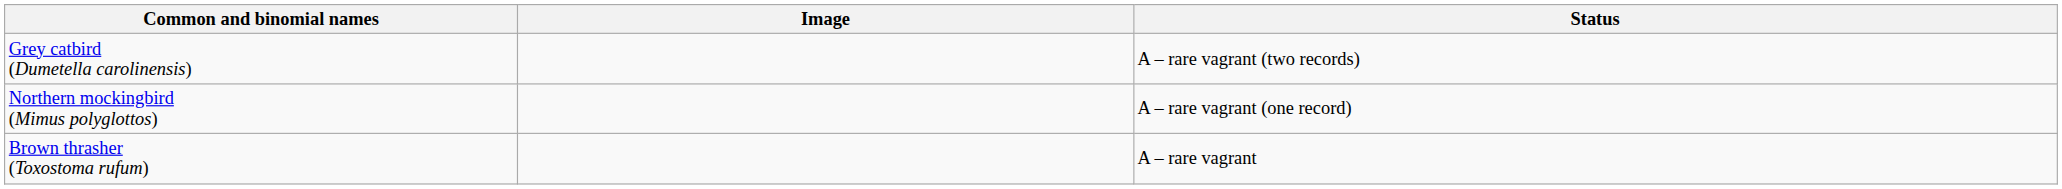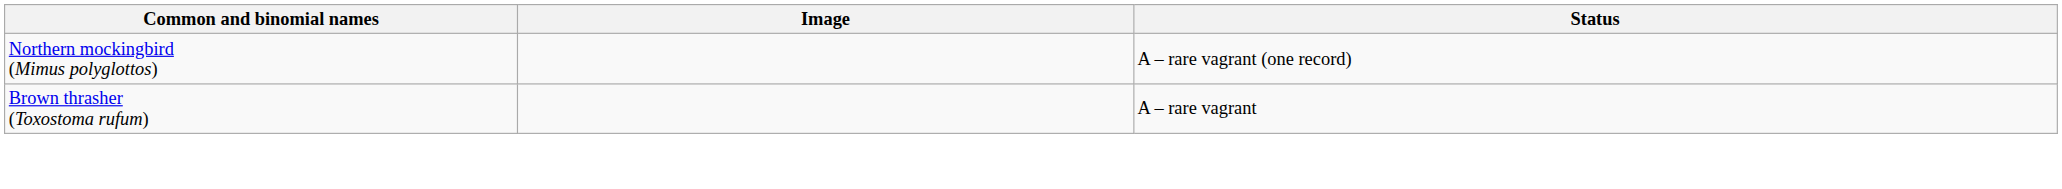- row: (100, 58)
